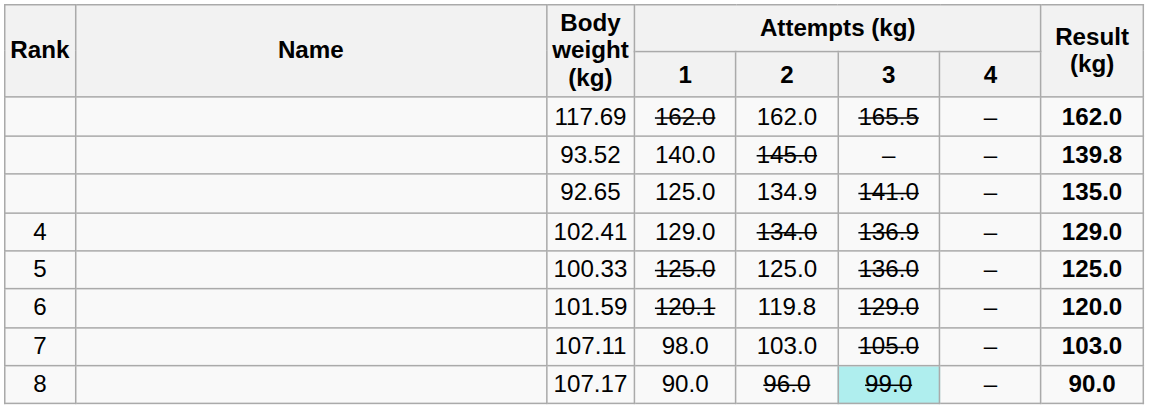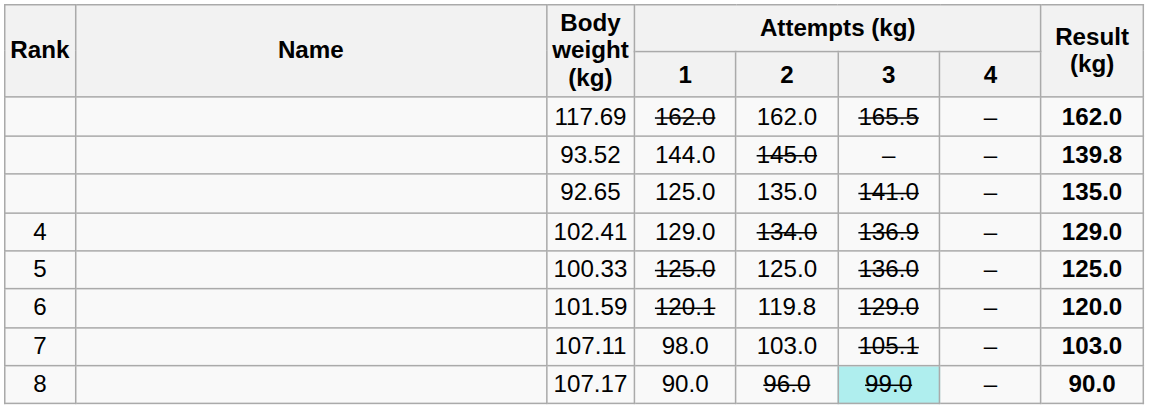(685, 154) 140.0 -> (685, 154) 144.0
(787, 192) 134.9 -> (787, 192) 135.0
(889, 346) 105.0 -> (889, 346) 105.1
